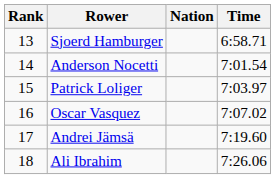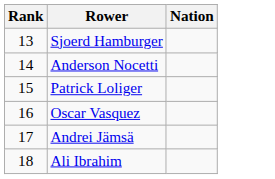- column: (244, 16)
